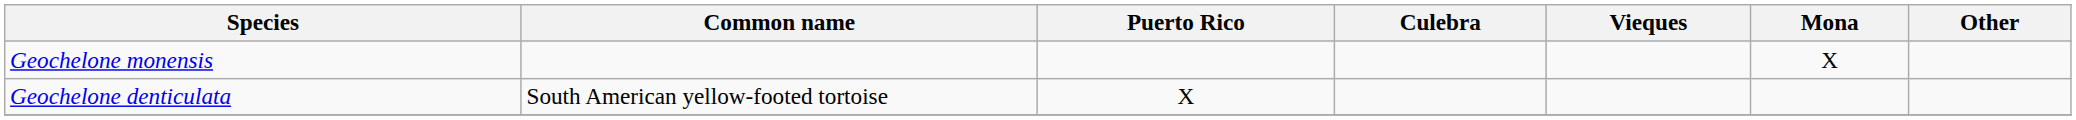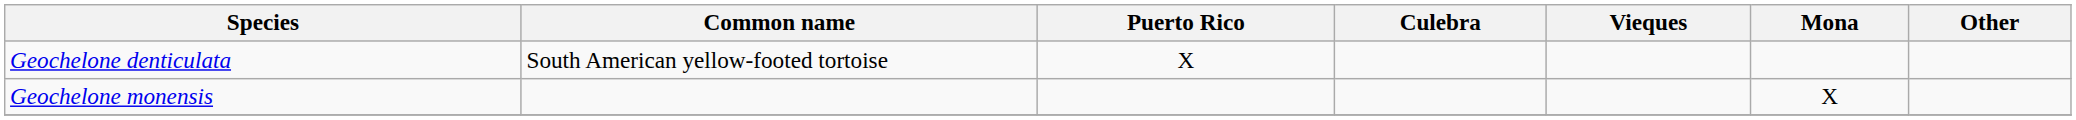rows swapped: (112, 59) <-> (121, 96)
